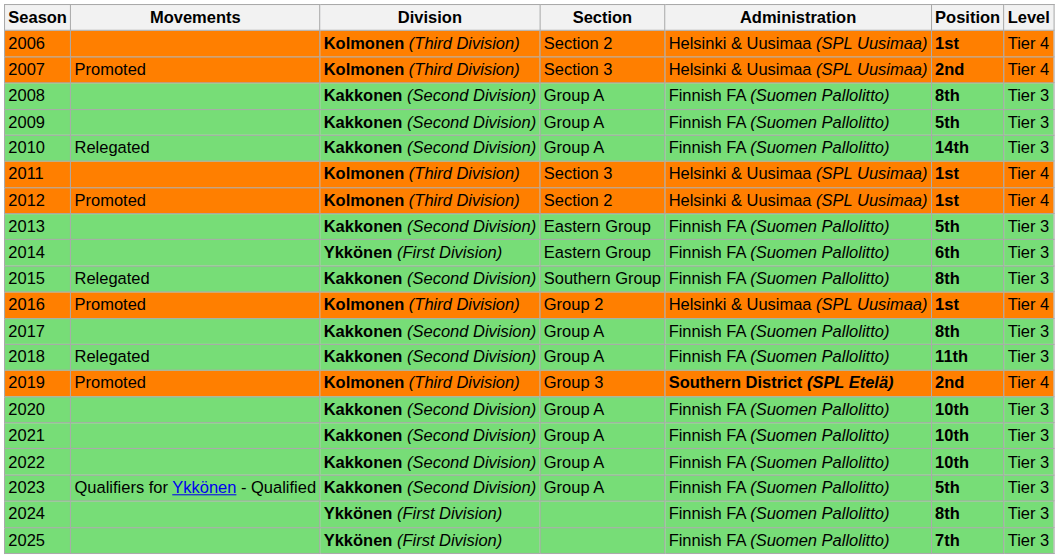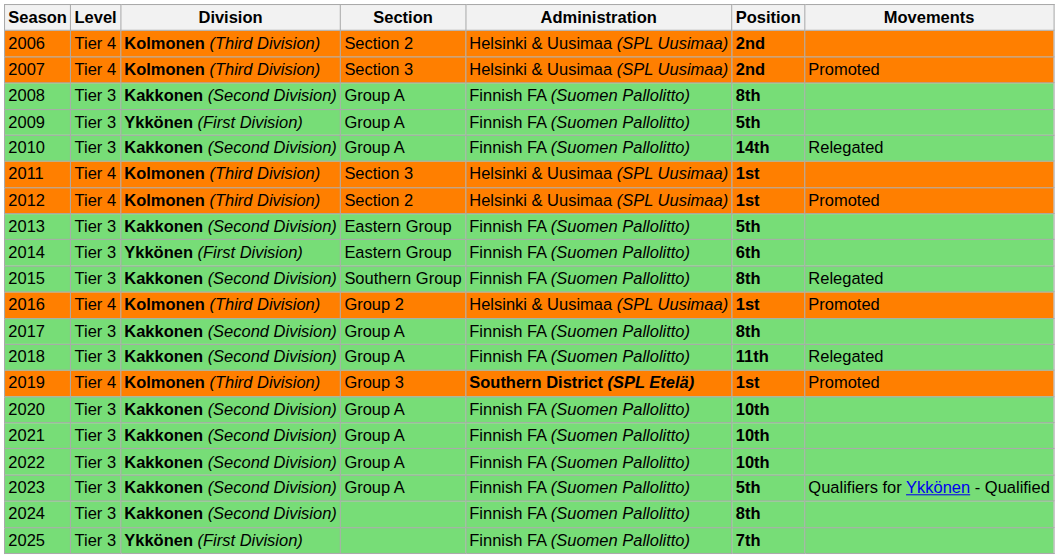columns swapped: (1029, 17) <-> (195, 17)
(947, 43) 1st -> (750, 43) 2nd
(430, 122) Kakkonen (Second Division) -> (214, 122) Ykkönen (First Division)
(950, 383) 2nd -> (748, 383) 1st
(413, 514) Ykkönen (First Division) -> (231, 514) Kakkonen (Second Division)
